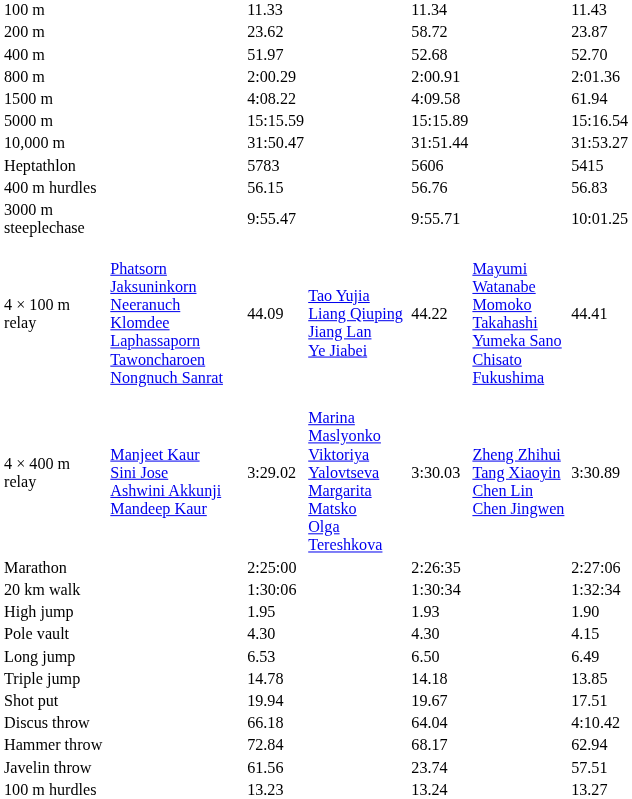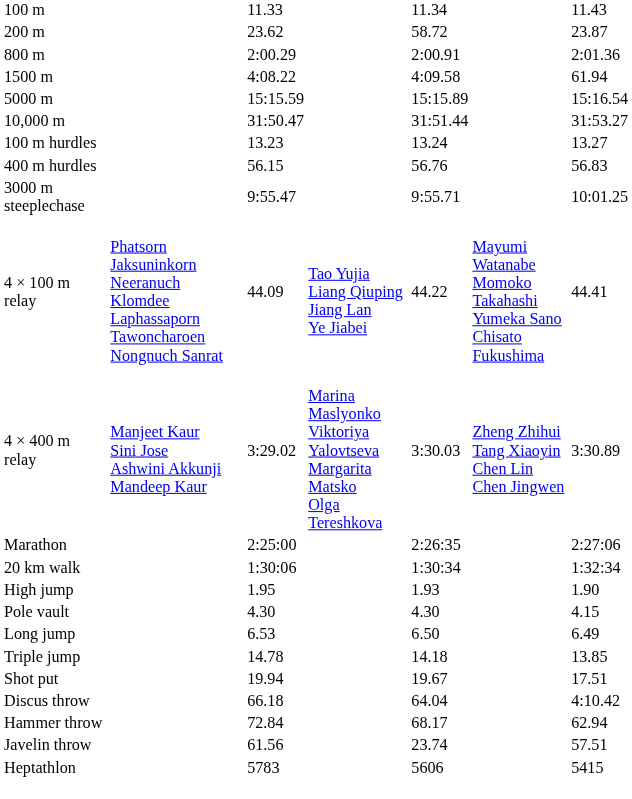- row: (24, 54)
rows swapped: (50, 789) <-> (40, 165)
